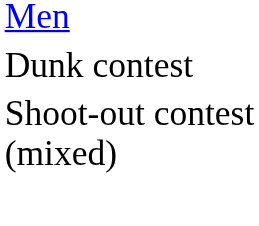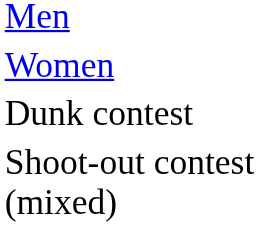+ row: (59, 64)
